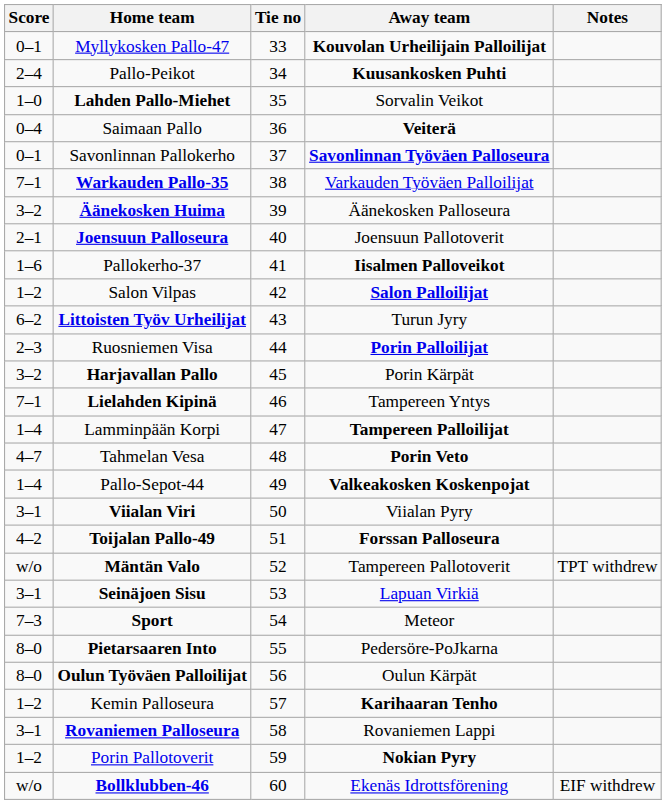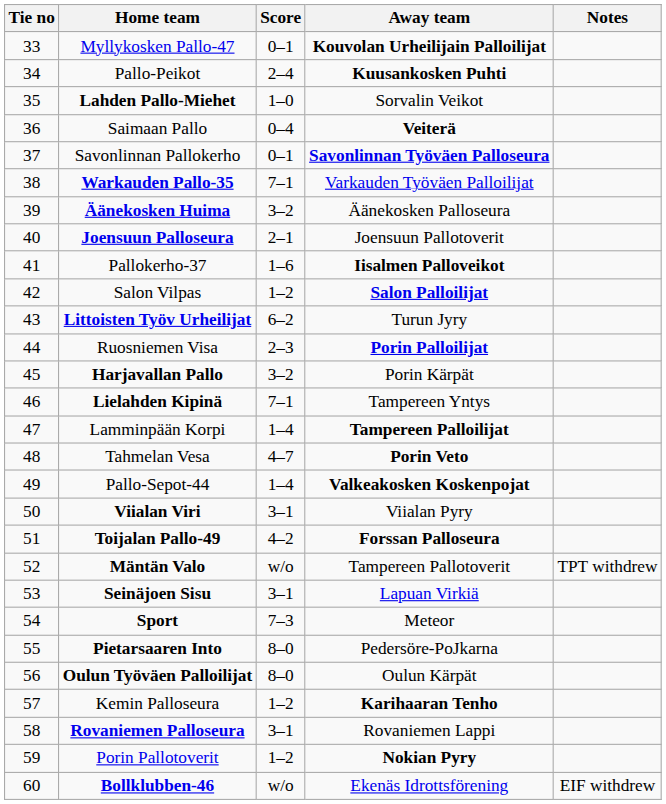columns swapped: (278, 18) <-> (29, 18)
